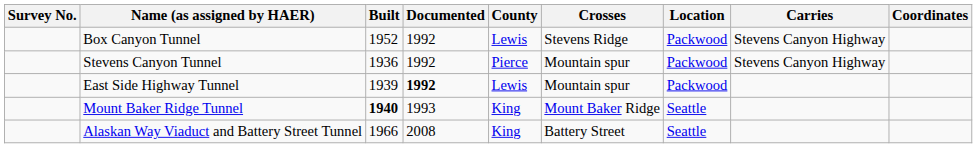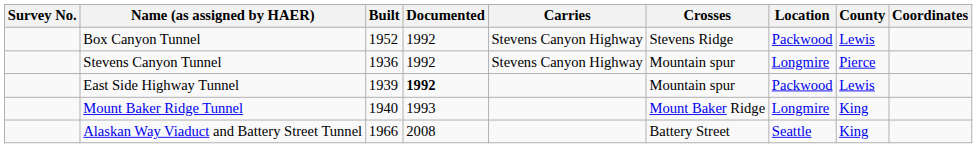columns swapped: (810, 16) <-> (515, 16)
(697, 62) Packwood -> (801, 62) Longmire
(383, 108) bold -> (383, 108) normal
(687, 108) Seattle -> (801, 108) Longmire
